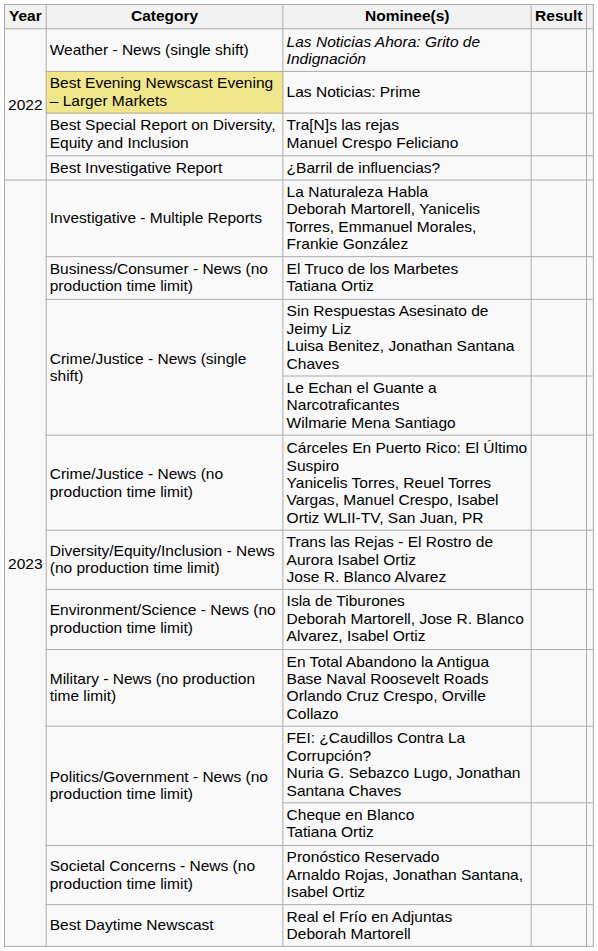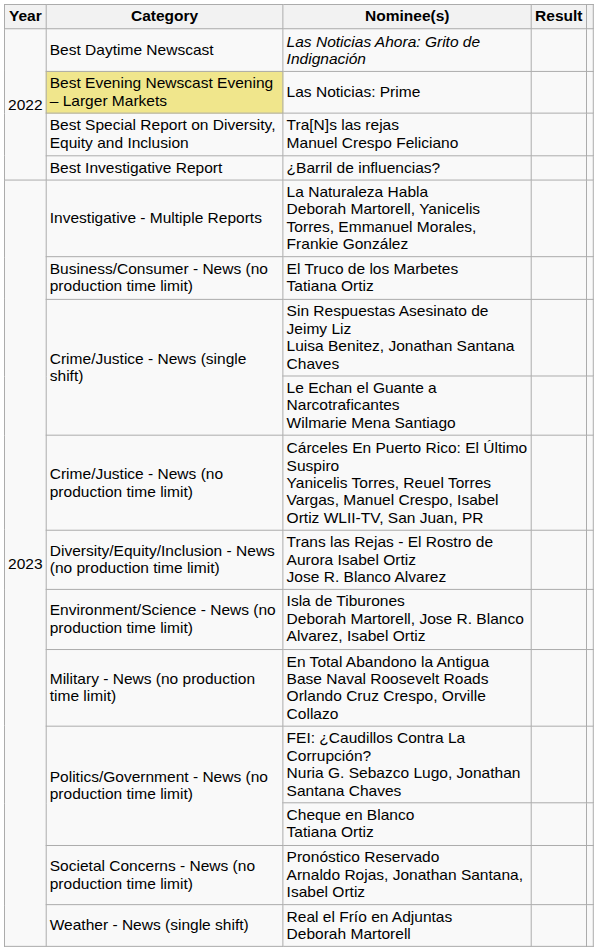(149, 50) Weather - News (single shift) -> (132, 50) Best Daytime Newscast
(132, 925) Best Daytime Newscast -> (149, 925) Weather - News (single shift)
